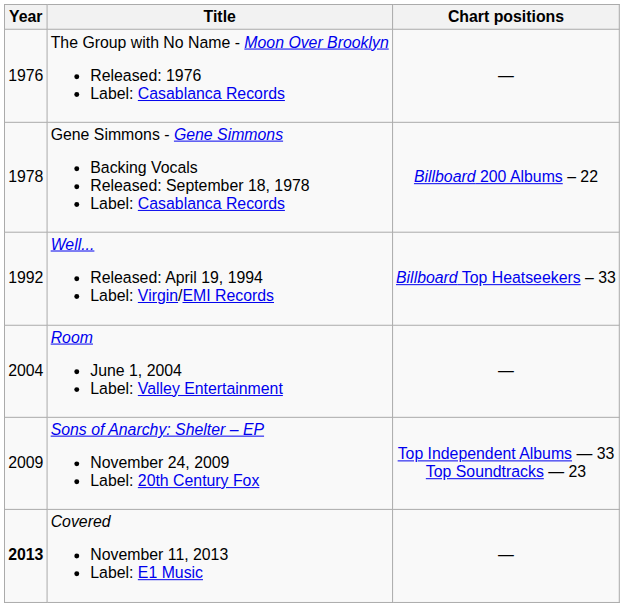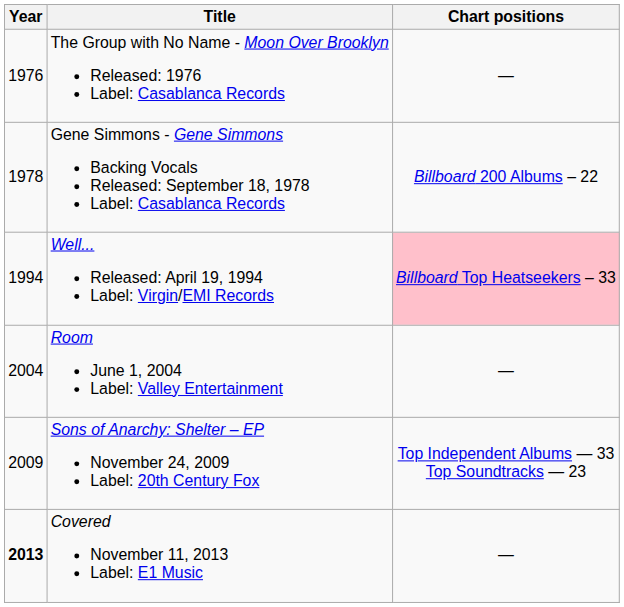(26, 278) 1992 -> (26, 278) 1994
(506, 278) no background -> (506, 278) pink background
